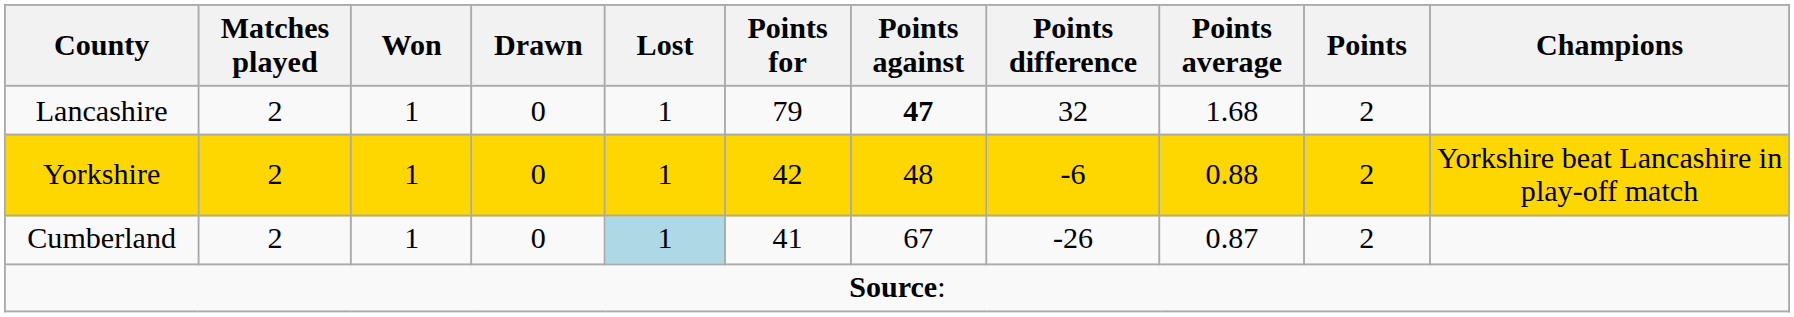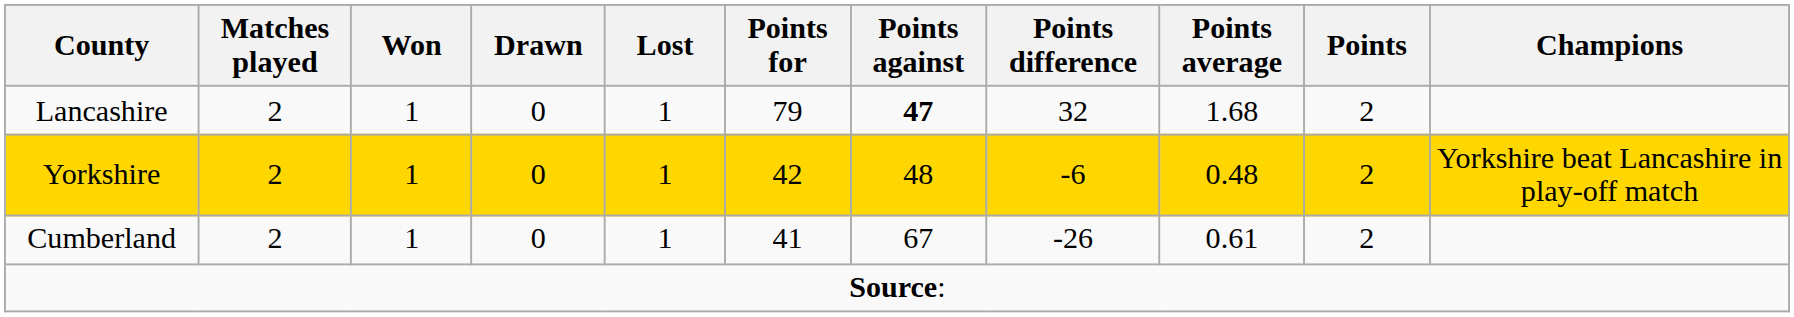(1232, 174) 0.88 -> (1232, 174) 0.48
(665, 239) lightblue background -> (665, 239) no background
(1232, 239) 0.87 -> (1232, 239) 0.61
